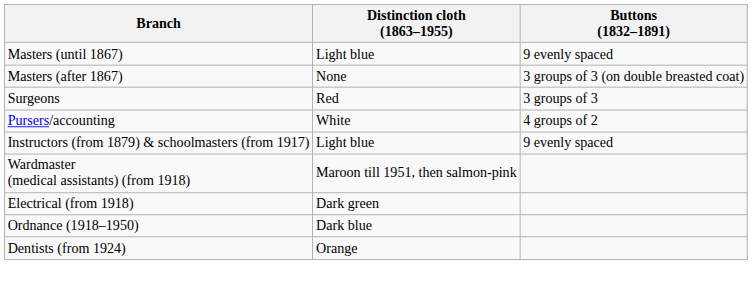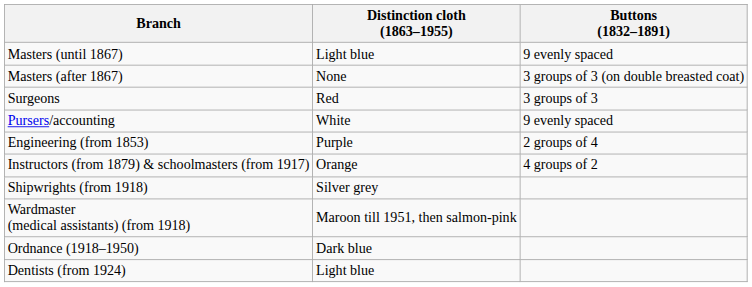(561, 120) 4 groups of 2 -> (568, 120) 9 evenly spaced
+ row: (78, 143)
(345, 143) Light blue -> (337, 165) Orange
(568, 143) 9 evenly spaced -> (561, 165) 4 groups of 2
+ row: (78, 187)
- row: (71, 203)
(337, 248) Orange -> (345, 270) Light blue
